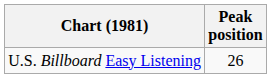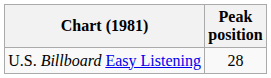(235, 60) 26 -> (235, 60) 28
